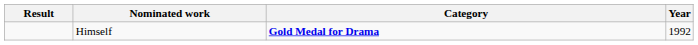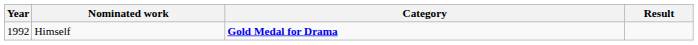columns swapped: (680, 13) <-> (39, 13)
